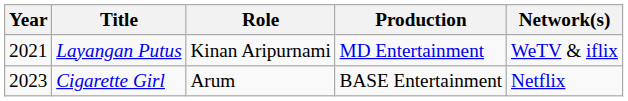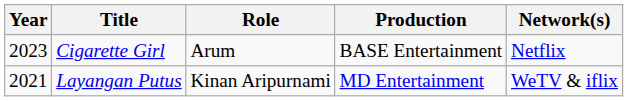rows swapped: (119, 50) <-> (111, 80)
